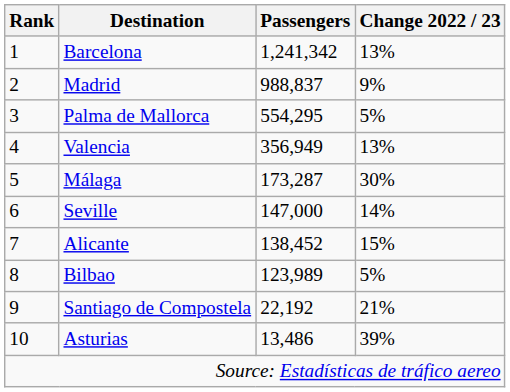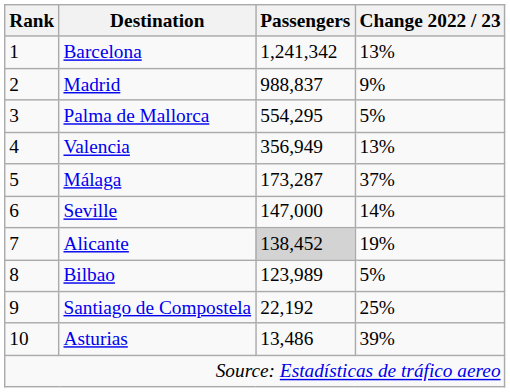(377, 179) 30% -> (377, 179) 37%
(292, 243) no background -> (292, 243) lightgrey background
(377, 243) 15% -> (377, 243) 19%
(377, 306) 21% -> (377, 306) 25%
